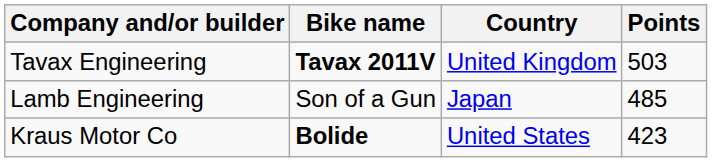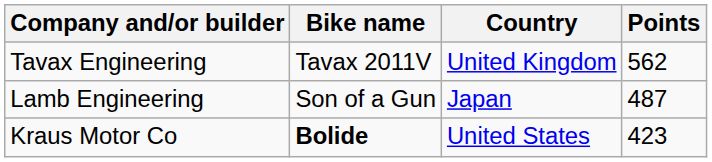(365, 61) bold -> (363, 61) normal
(647, 61) 503 -> (647, 61) 562
(647, 99) 485 -> (647, 99) 487
